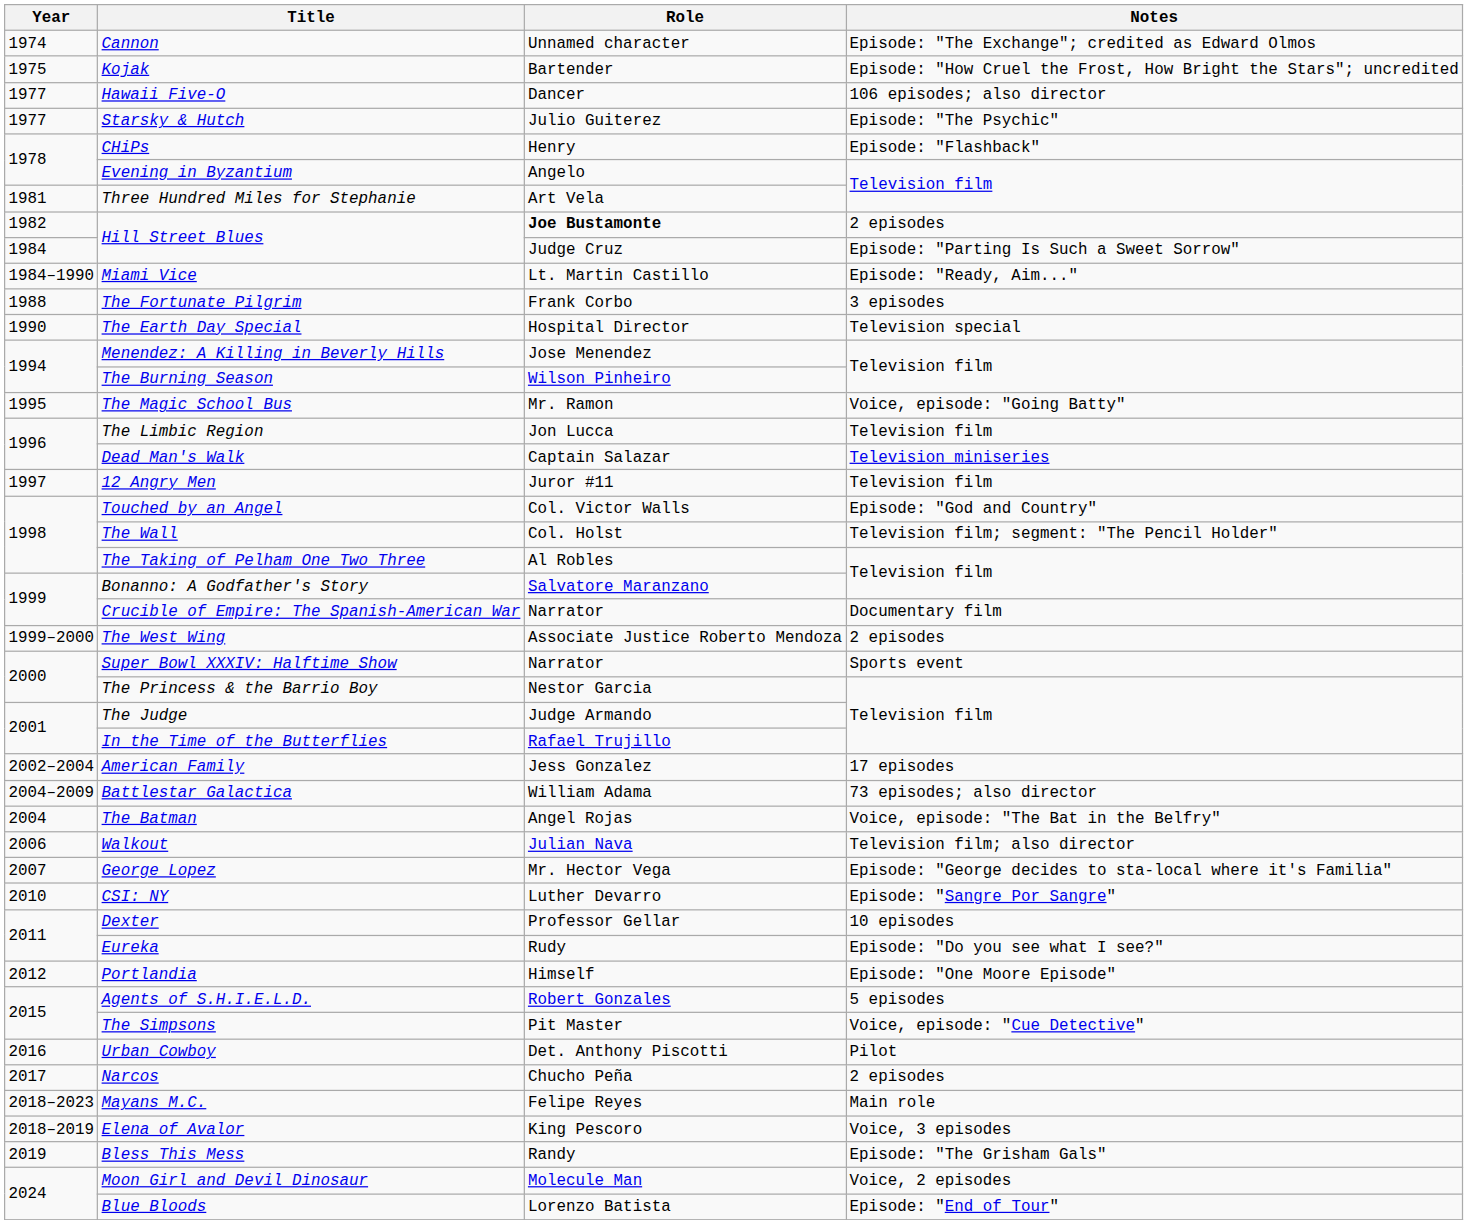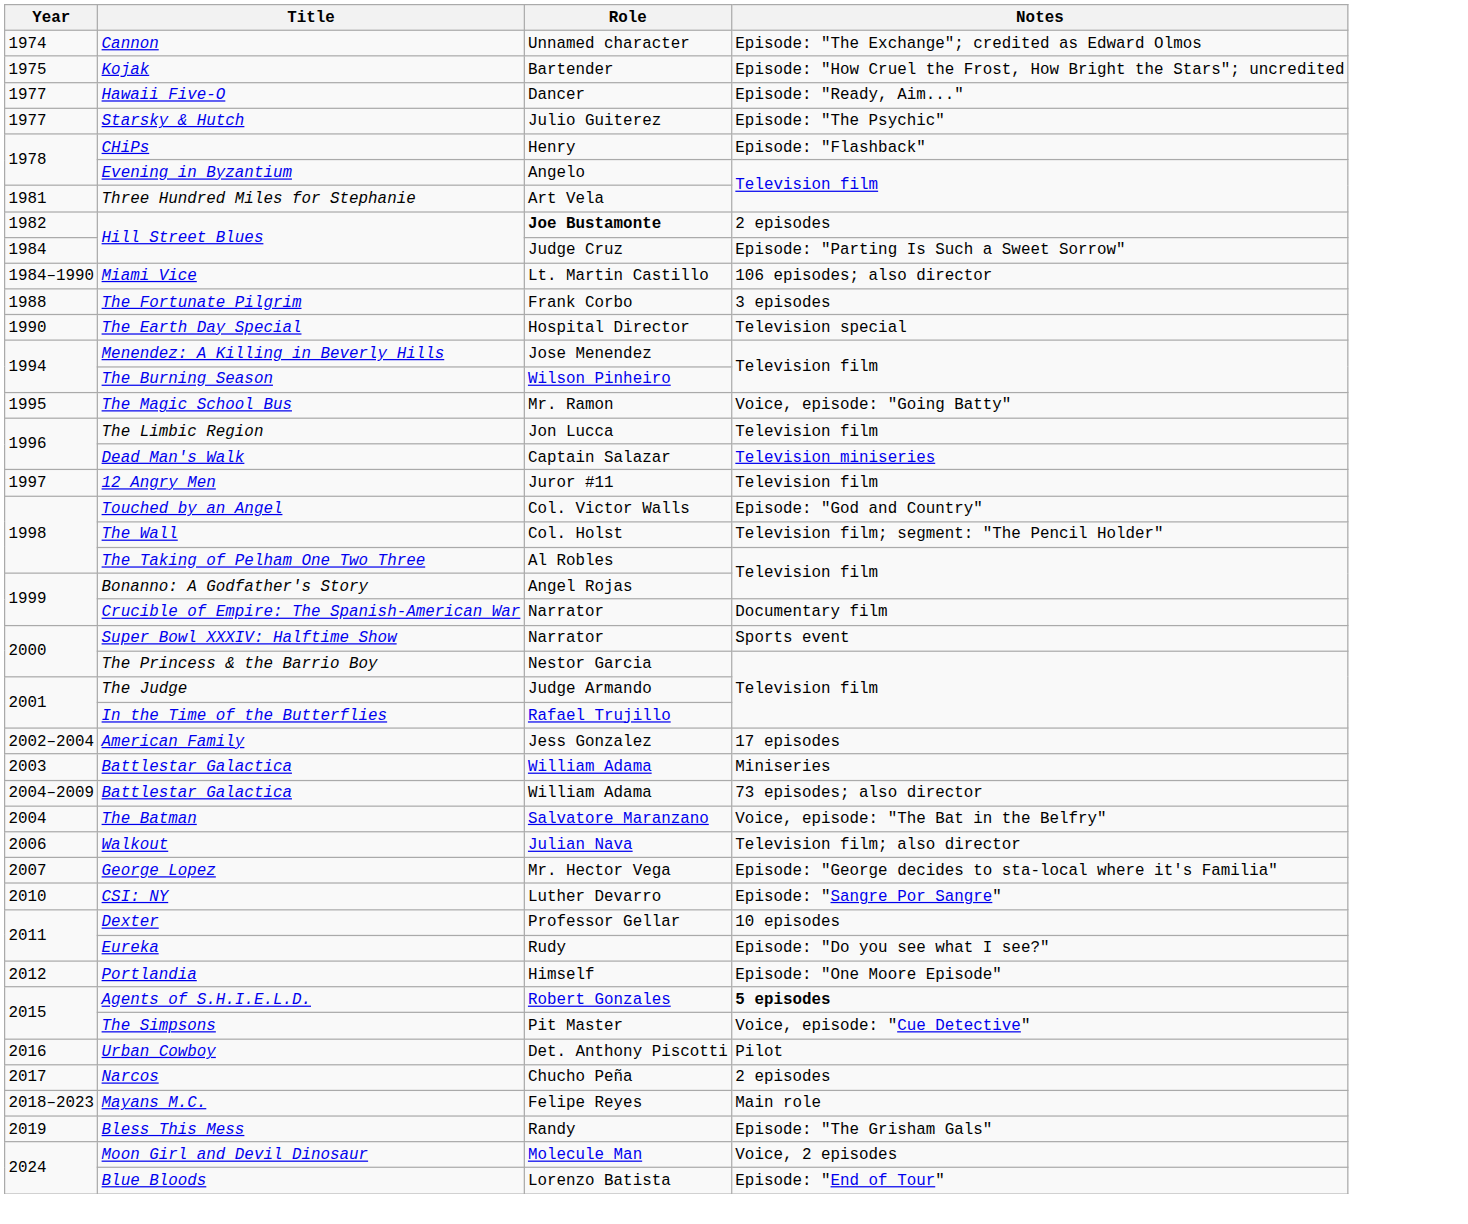(978, 95) 106 episodes; also director -> (850, 95) Episode: "Ready, Aim..."
(964, 276) Episode: "Ready, Aim..." -> (864, 276) 106 episodes; also director
(618, 586) Salvatore Maranzano -> (580, 586) Angel Rojas
- row: (51, 638)
+ row: (27, 767)
(580, 819) Angel Rojas -> (618, 819) Salvatore Maranzano
(897, 1000) normal -> (783, 1000) bold
- row: (51, 1129)
